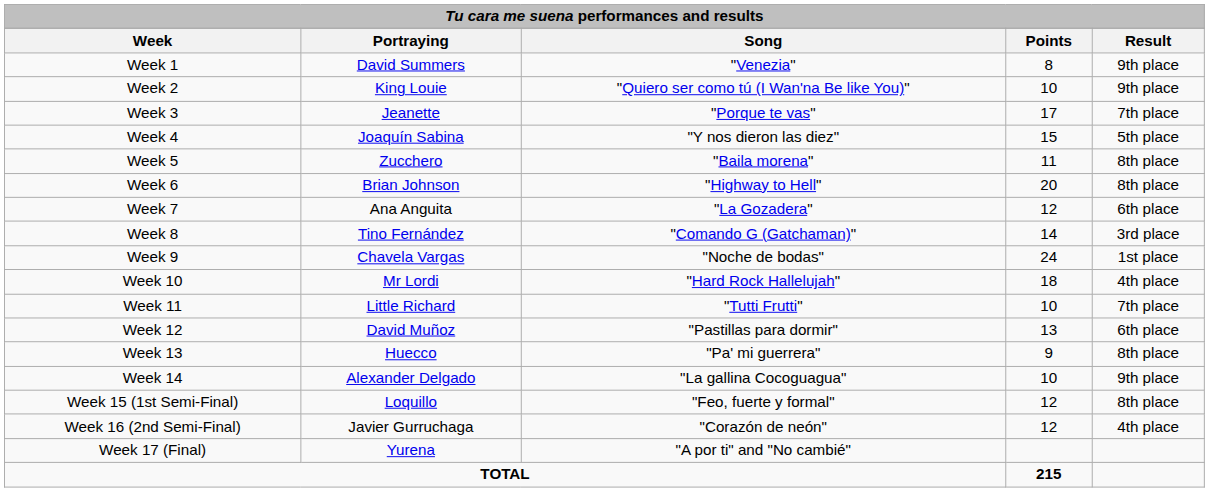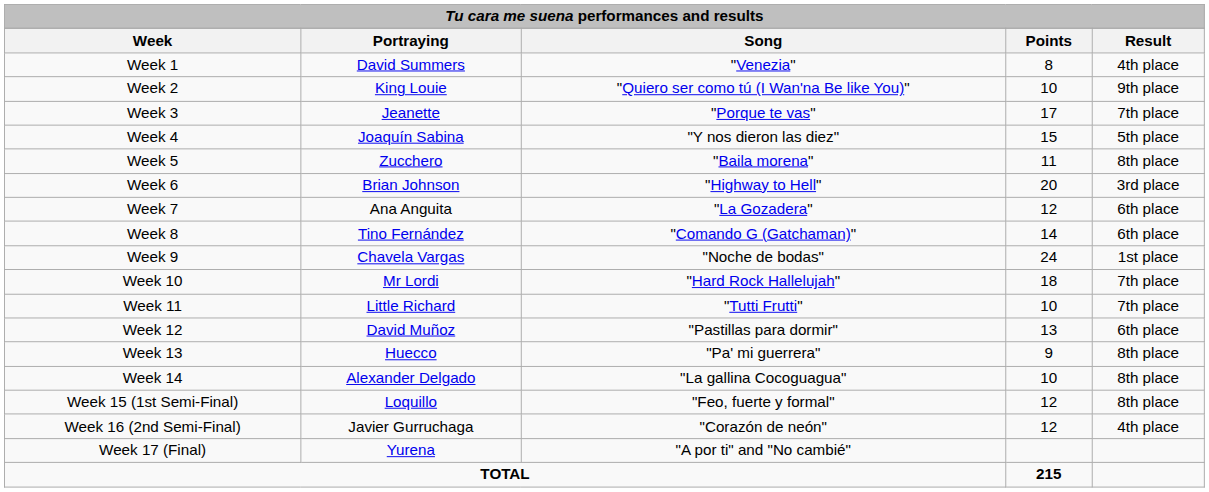(1148, 64) 9th place -> (1148, 64) 4th place
(1148, 185) 8th place -> (1148, 185) 3rd place
(1148, 233) 3rd place -> (1148, 233) 6th place
(1148, 281) 4th place -> (1148, 281) 7th place
(1148, 378) 9th place -> (1148, 378) 8th place
